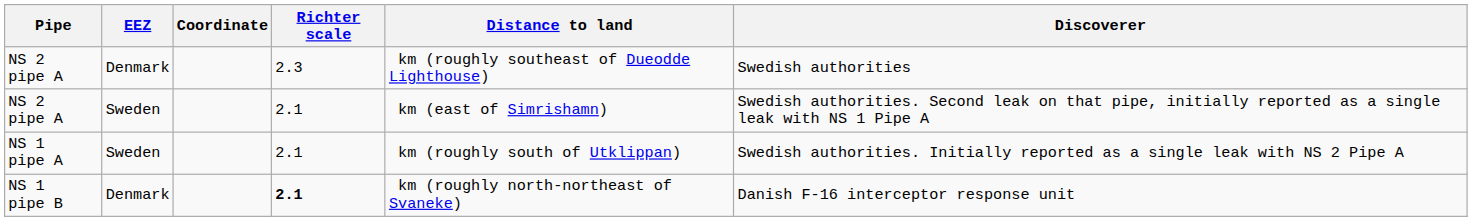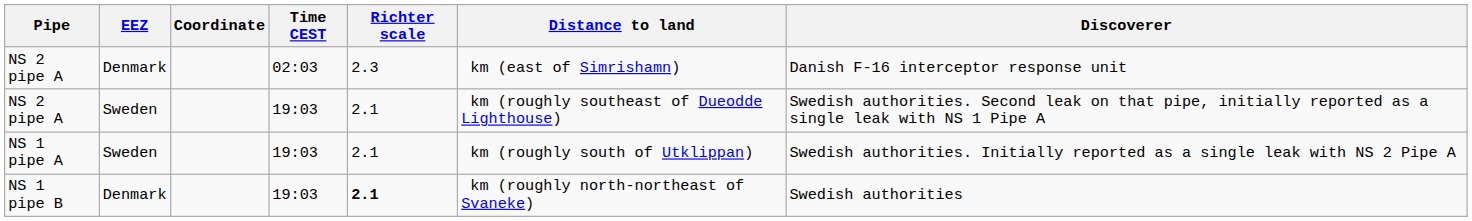+ column: (308, 26)
(540, 68) km (roughly southeast of Dueodde Lighthouse) -> (571, 68) km (east of Simrishamn)
(824, 68) Swedish authorities -> (958, 68) Danish F-16 interceptor response unit
(498, 110) km (east of Simrishamn) -> (612, 110) km (roughly southeast of Dueodde Lighthouse)
(906, 195) Danish F-16 interceptor response unit -> (876, 195) Swedish authorities
